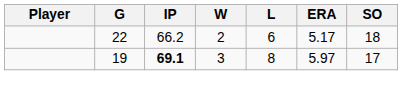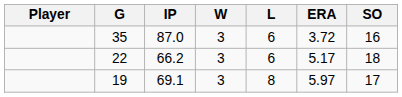+ row: (120, 37)
(221, 37) 2 -> (221, 59) 3
(170, 59) bold -> (170, 80) normal
